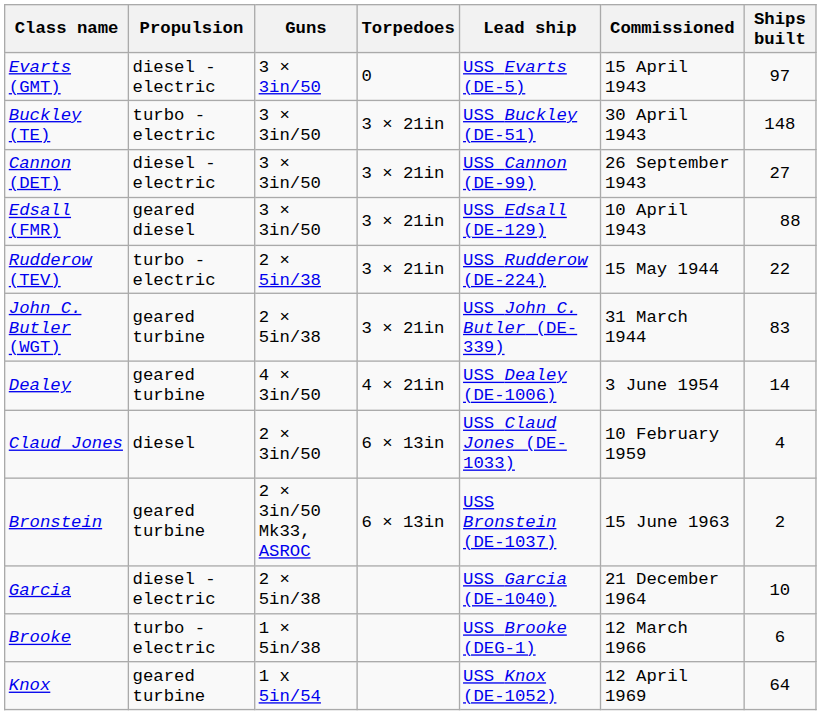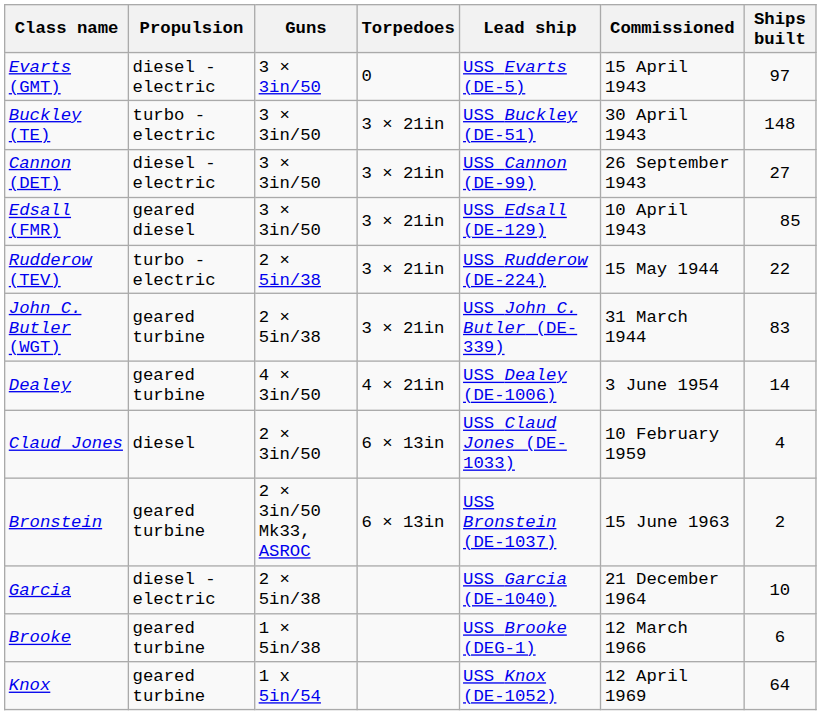(780, 221) 88 -> (780, 221) 85
(174, 638) turbo - electric -> (169, 638) geared turbine
